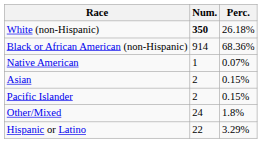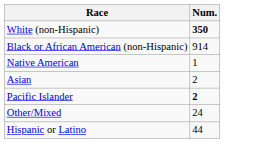- column: (238, 12)
(195, 96) normal -> (195, 96) bold
(198, 130) 22 -> (198, 130) 44
